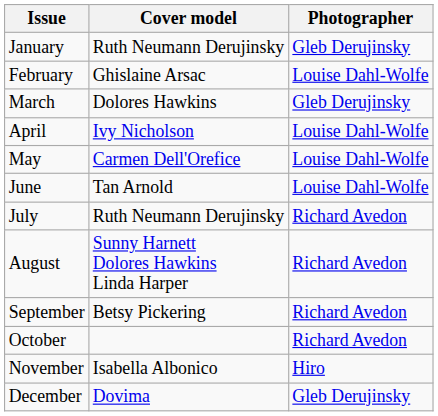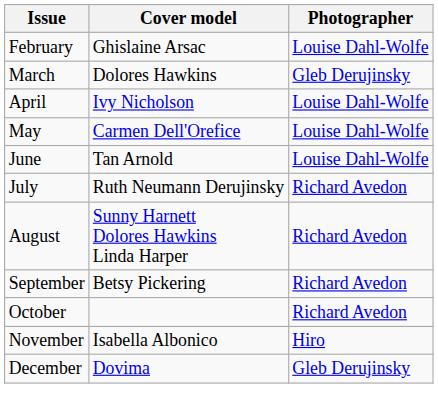- row: (36, 46)
